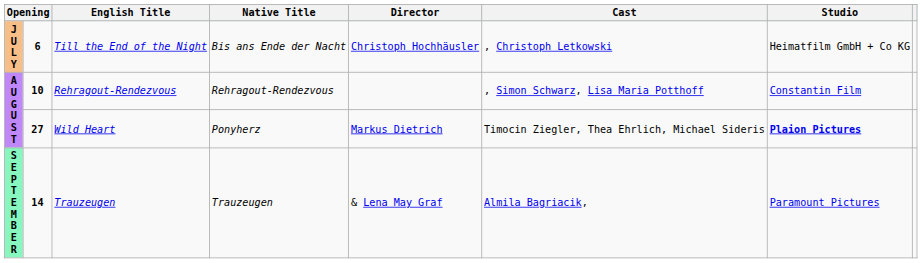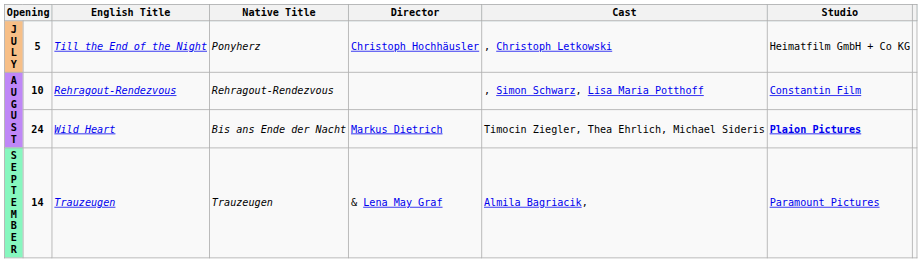(37, 47) 6 -> (37, 47) 5
(279, 47) Bis ans Ende der Nacht -> (236, 47) Ponyherz
(37, 129) 27 -> (37, 129) 24
(236, 129) Ponyherz -> (279, 129) Bis ans Ende der Nacht
